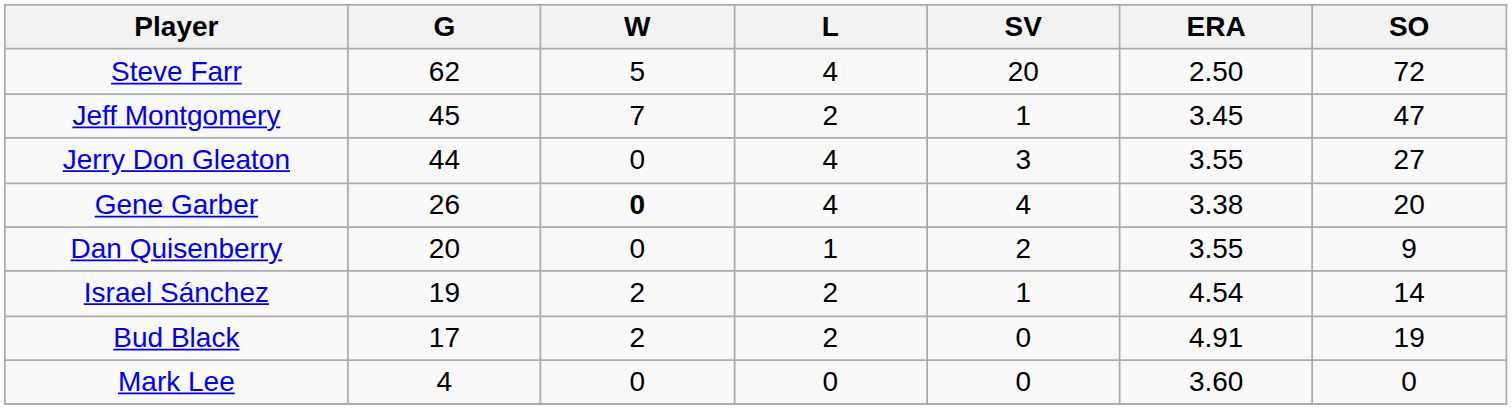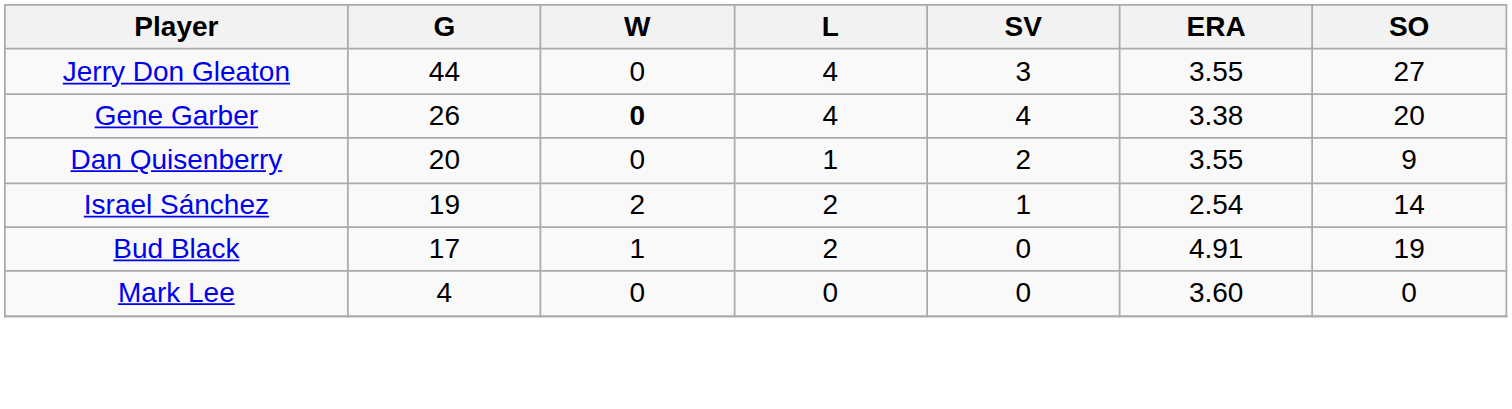- row: (176, 71)
- row: (176, 115)
(1216, 293) 4.54 -> (1216, 204) 2.54
(637, 337) 2 -> (637, 248) 1
